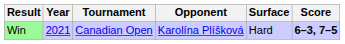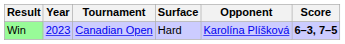columns swapped: (269, 13) <-> (201, 13)
(58, 30) 2021 -> (58, 30) 2023
